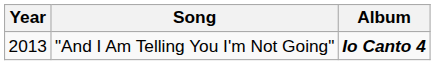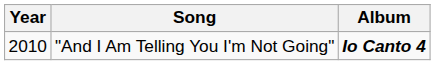(28, 45) 2013 -> (28, 45) 2010
